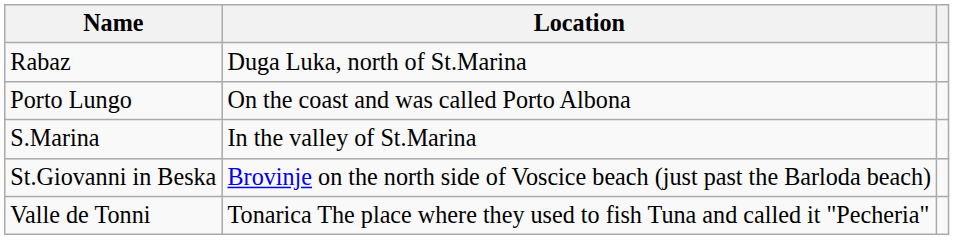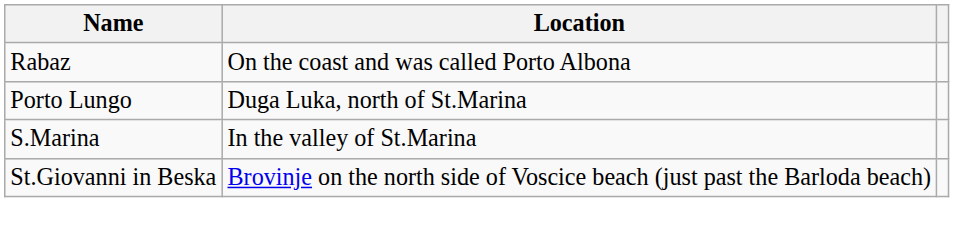(377, 61) Duga Luka, north of St.Marina -> (429, 61) On the coast and was called Porto Albona
(429, 100) On the coast and was called Porto Albona -> (377, 100) Duga Luka, north of St.Marina
- row: (80, 215)
